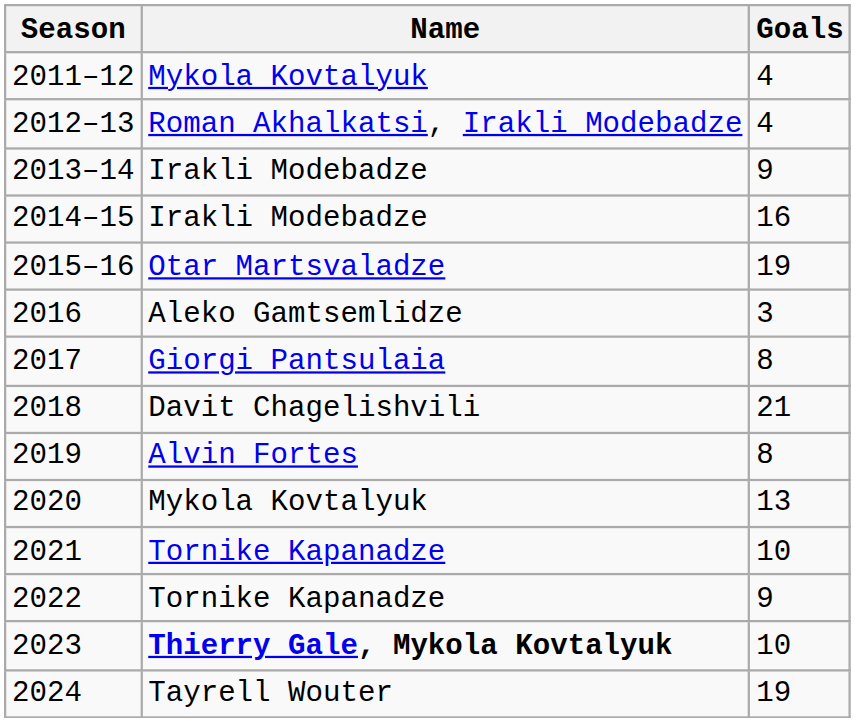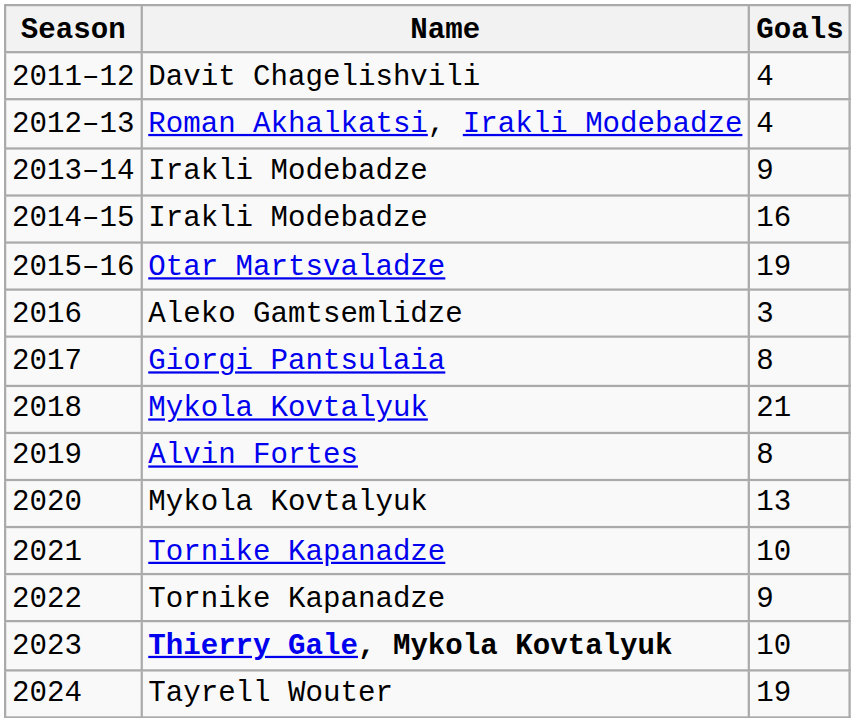(288, 76) Mykola Kovtalyuk -> (314, 76) Davit Chagelishvili
(314, 409) Davit Chagelishvili -> (288, 409) Mykola Kovtalyuk
